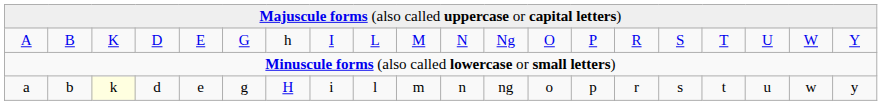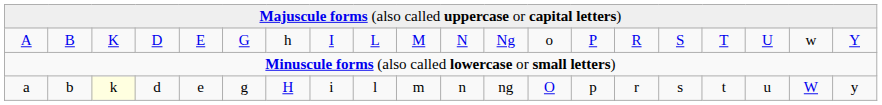(549, 40) O -> (549, 40) o
(811, 40) W -> (811, 40) w
(549, 87) o -> (549, 87) O
(811, 87) w -> (811, 87) W
